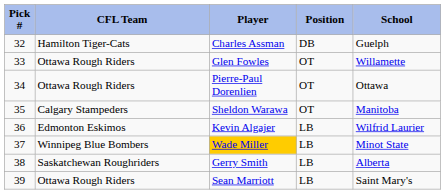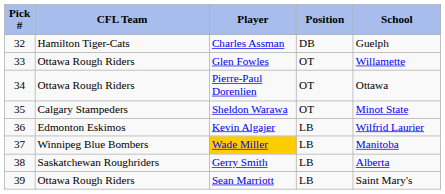(377, 109) Manitoba -> (382, 109) Minot State
(382, 145) Minot State -> (377, 145) Manitoba
